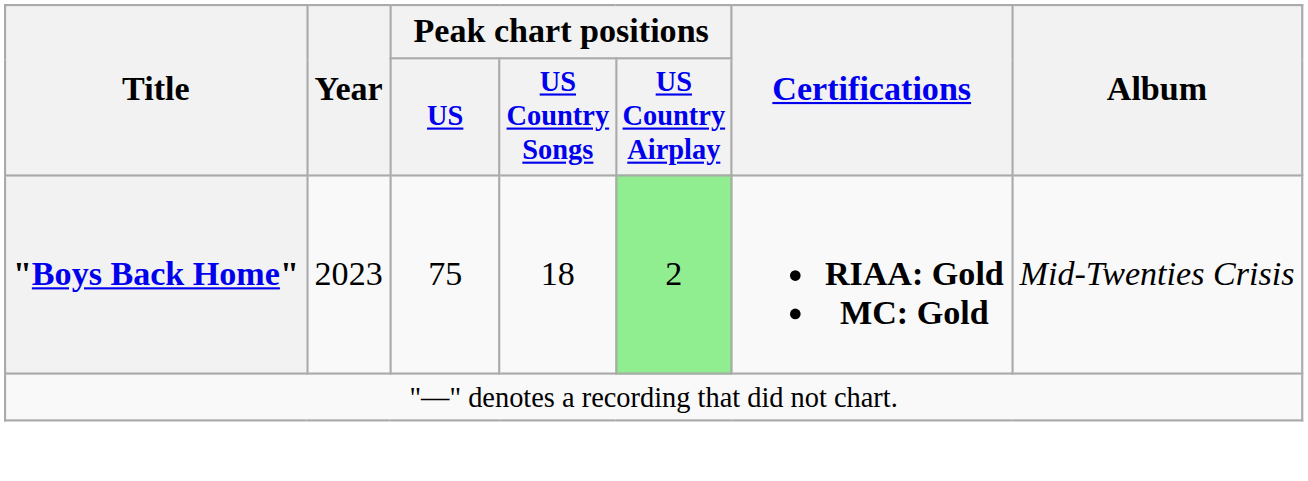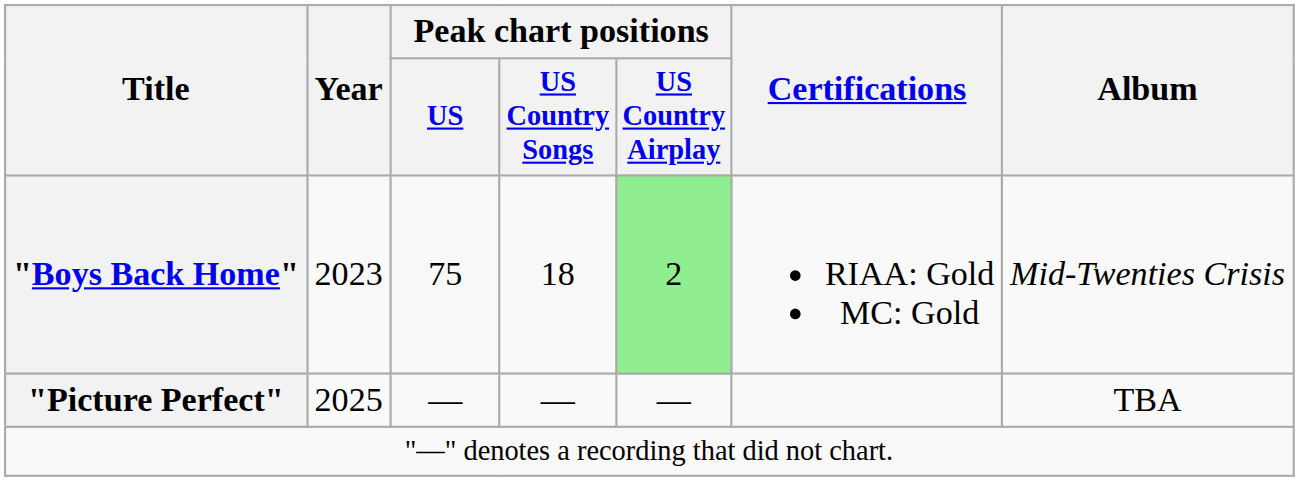(872, 293) bold -> (867, 293) normal
+ row: (156, 400)
